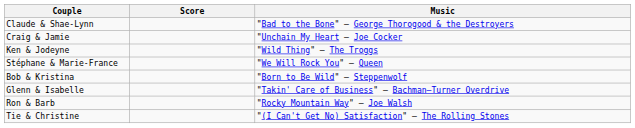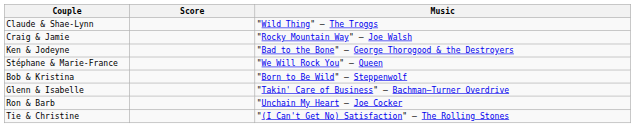(385, 24) "Bad to the Bone" – George Thorogood & the Destroyers -> (317, 24) "Wild Thing" – The Troggs
(330, 37) "Unchain My Heart – Joe Cocker -> (334, 37) "Rocky Mountain Way" – Joe Walsh
(317, 50) "Wild Thing" – The Troggs -> (385, 50) "Bad to the Bone" – George Thorogood & the Destroyers
(334, 103) "Rocky Mountain Way" – Joe Walsh -> (330, 103) "Unchain My Heart – Joe Cocker
